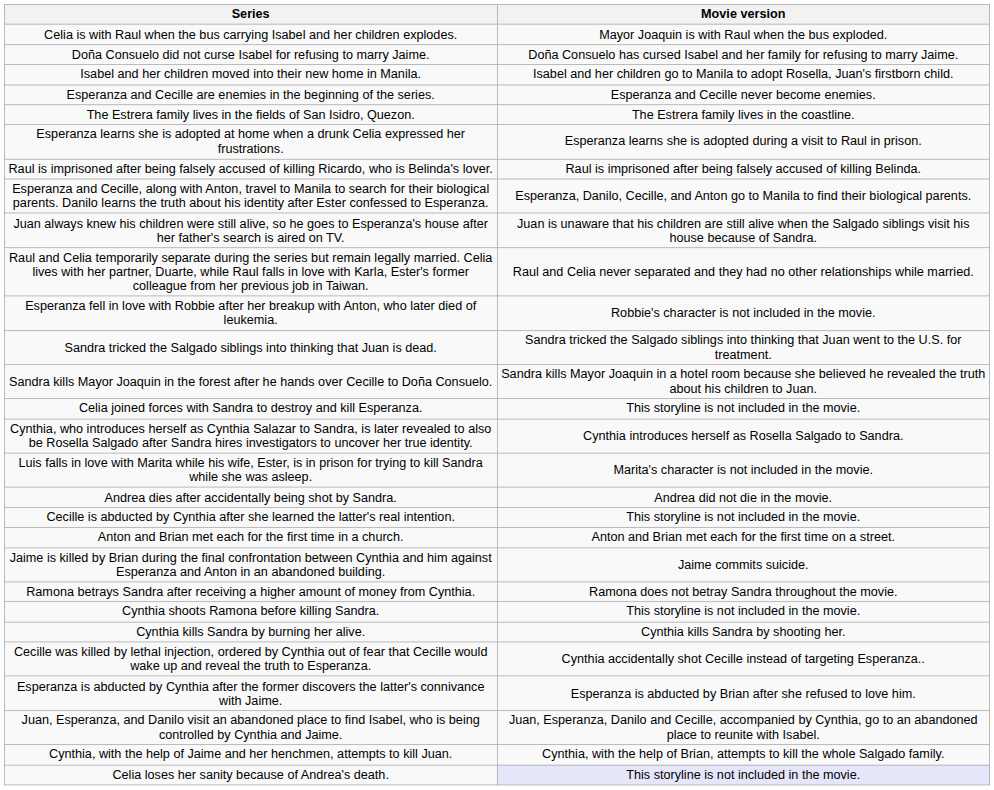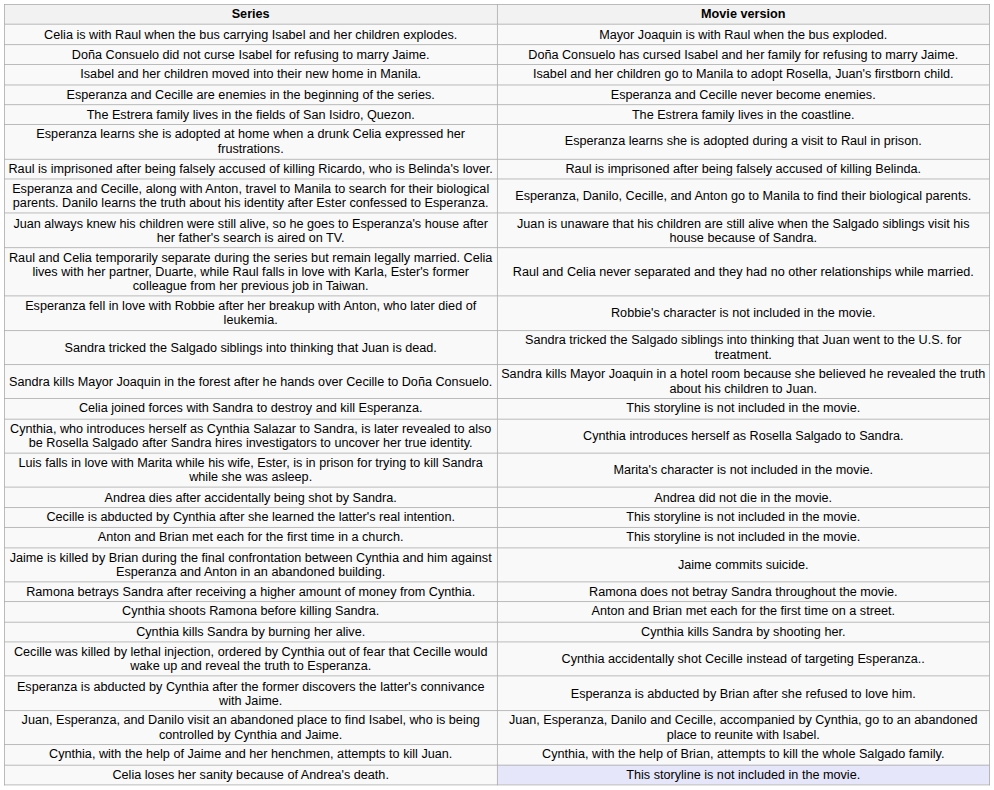(743, 537) Anton and Brian met each for the first time on a street. -> (743, 537) This storyline is not included in the movie.
(743, 611) This storyline is not included in the movie. -> (743, 611) Anton and Brian met each for the first time on a street.
